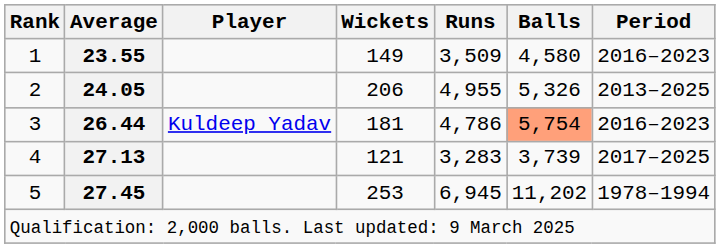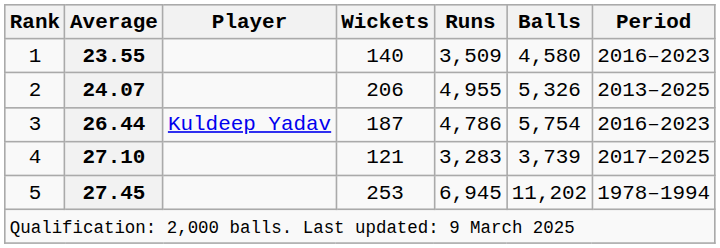(385, 56) 149 -> (385, 56) 140
(114, 90) 24.05 -> (114, 90) 24.07
(385, 124) 181 -> (385, 124) 187
(549, 124) lightsalmon background -> (549, 124) no background
(114, 158) 27.13 -> (114, 158) 27.10
